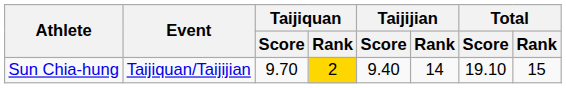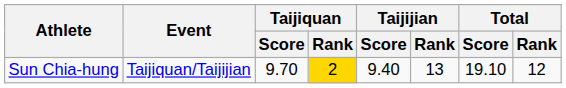(435, 70) 14 -> (435, 70) 13
(537, 70) 15 -> (537, 70) 12
